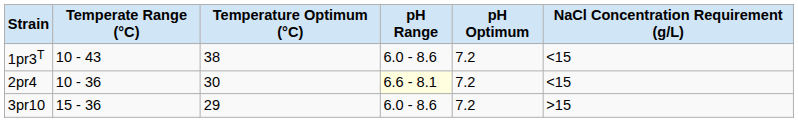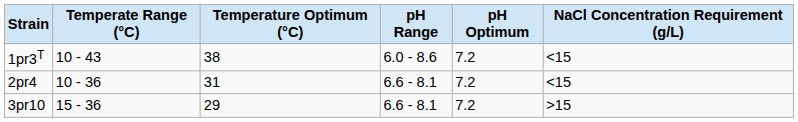(212, 82) 30 -> (212, 82) 31
(410, 82) lightyellow background -> (410, 82) no background
(410, 105) 6.0 - 8.6 -> (410, 105) 6.6 - 8.1
